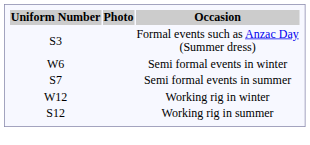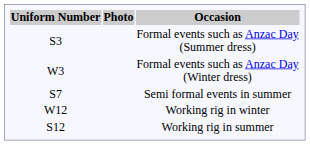+ row: (218, 70)
- row: (218, 64)
